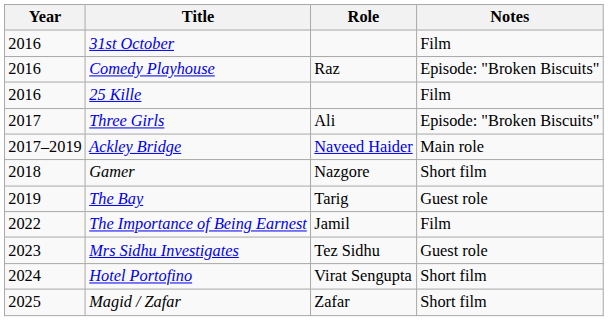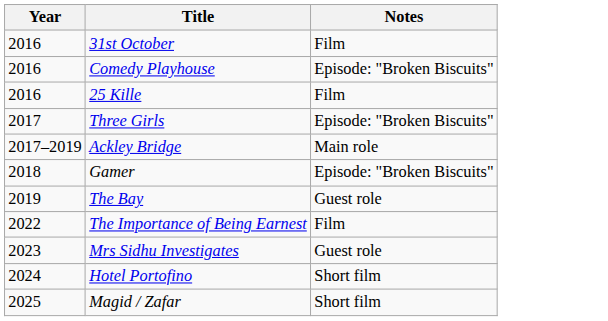- column: (363, 17)
(453, 172) Short film -> (404, 172) Episode: "Broken Biscuits"
